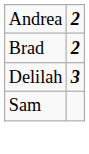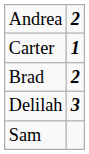+ row: (32, 47)
